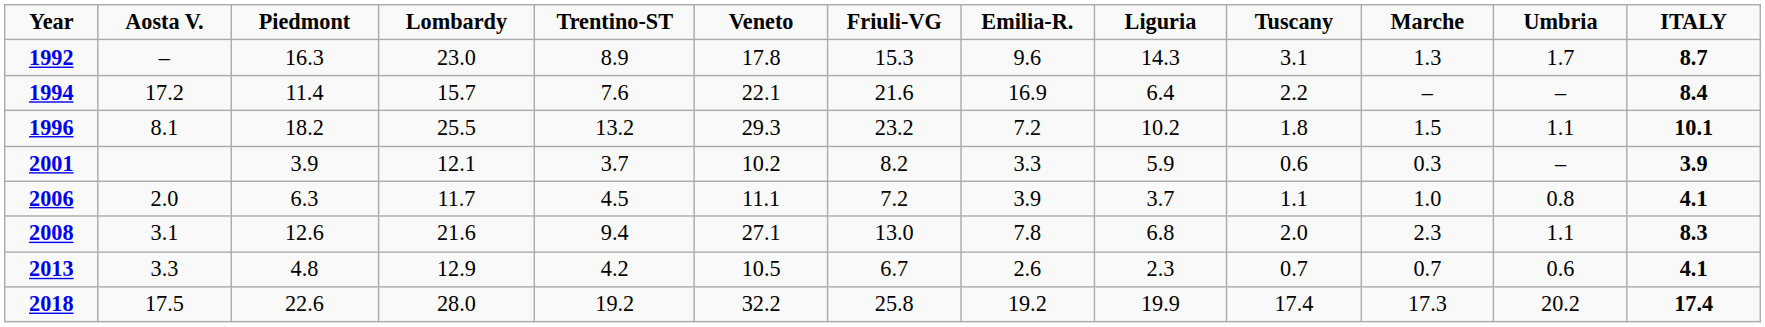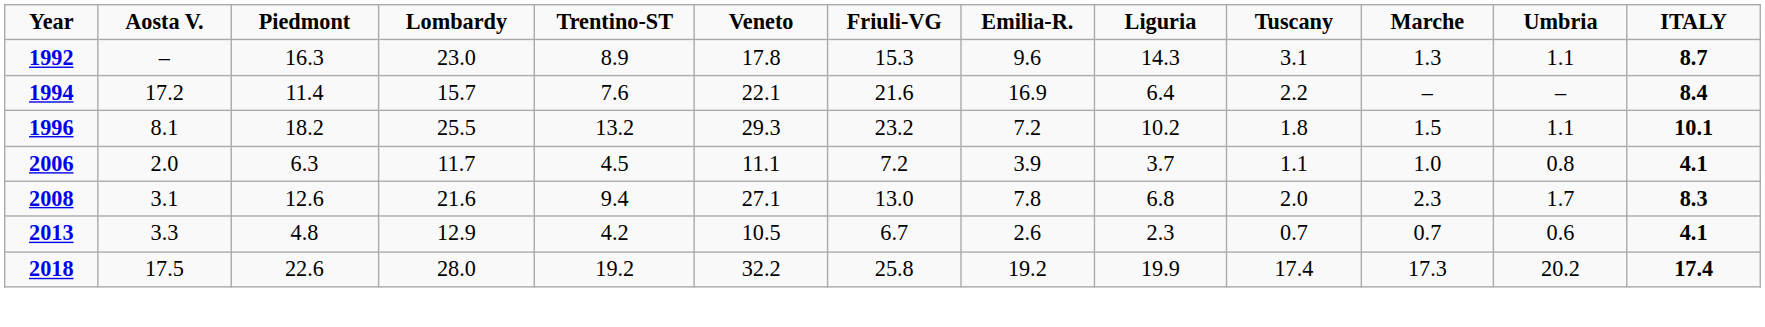(1560, 57) 1.7 -> (1560, 57) 1.1
- row: (51, 163)
(1560, 233) 1.1 -> (1560, 198) 1.7
